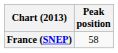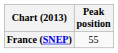(94, 39) 58 -> (94, 39) 55
